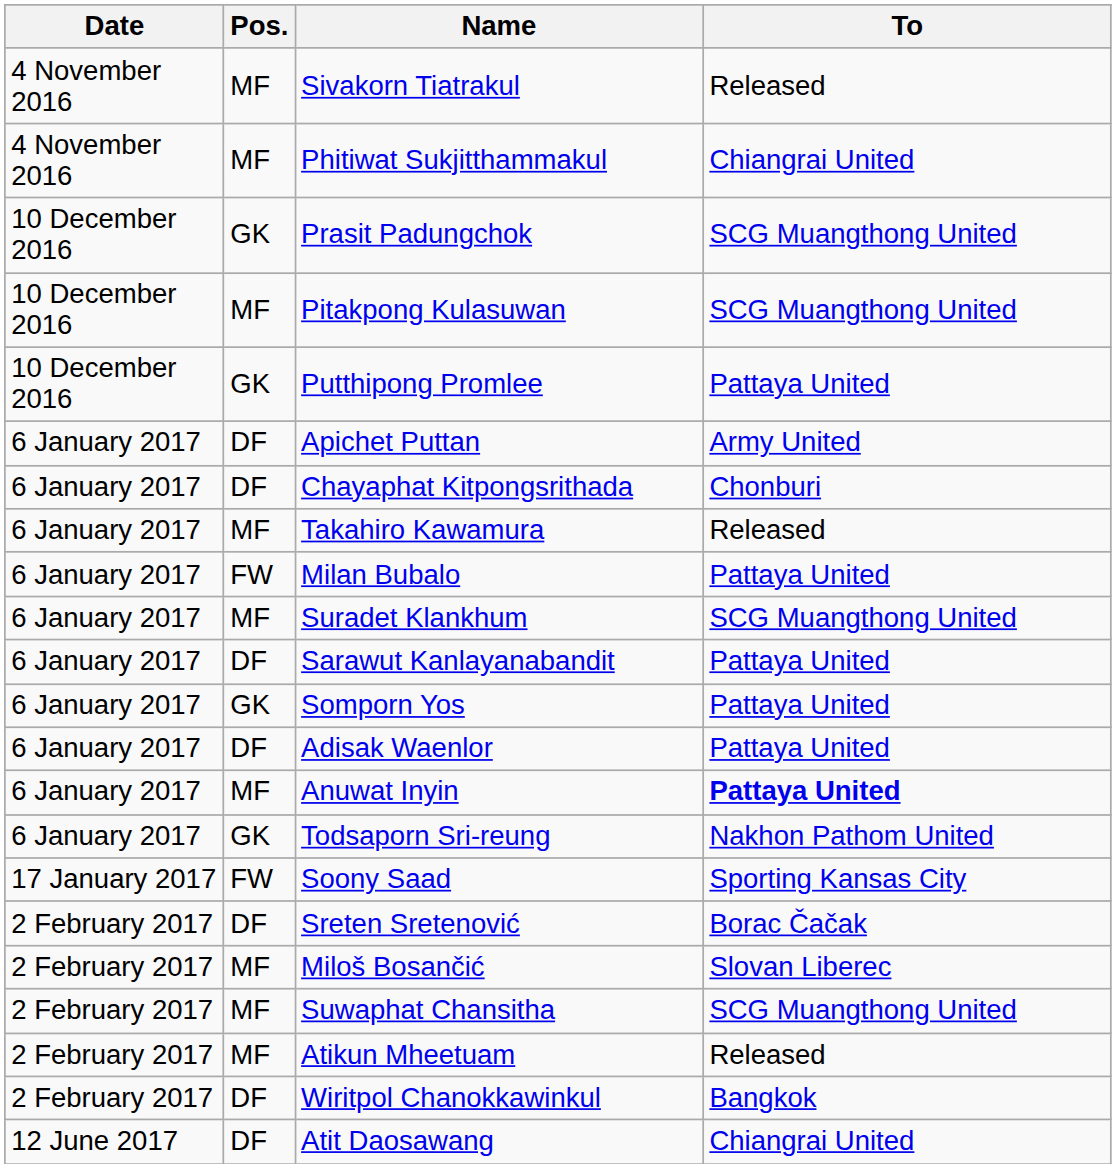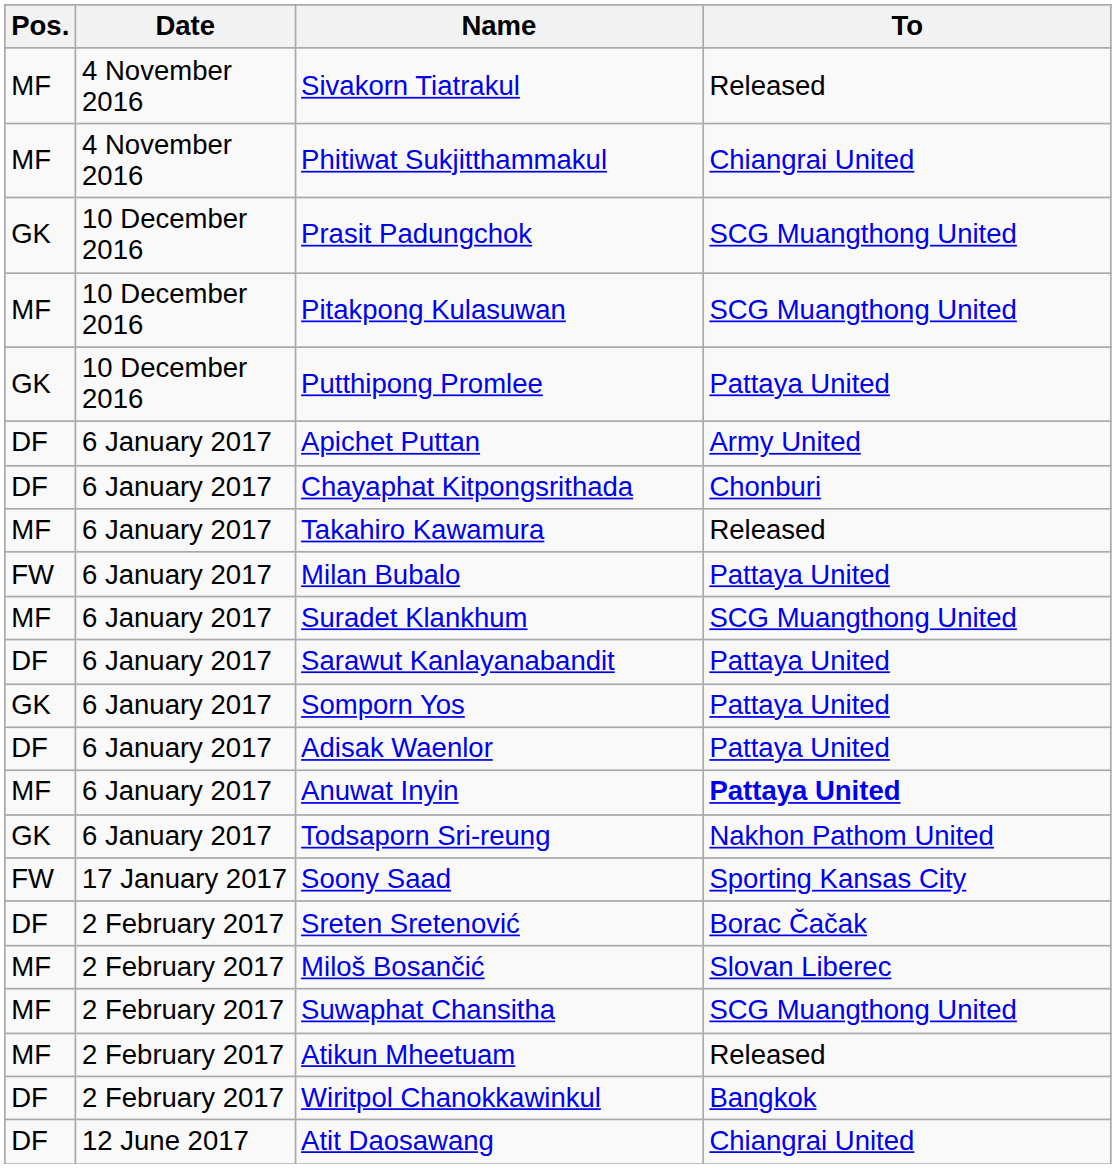columns swapped: (114, 26) <-> (259, 26)
